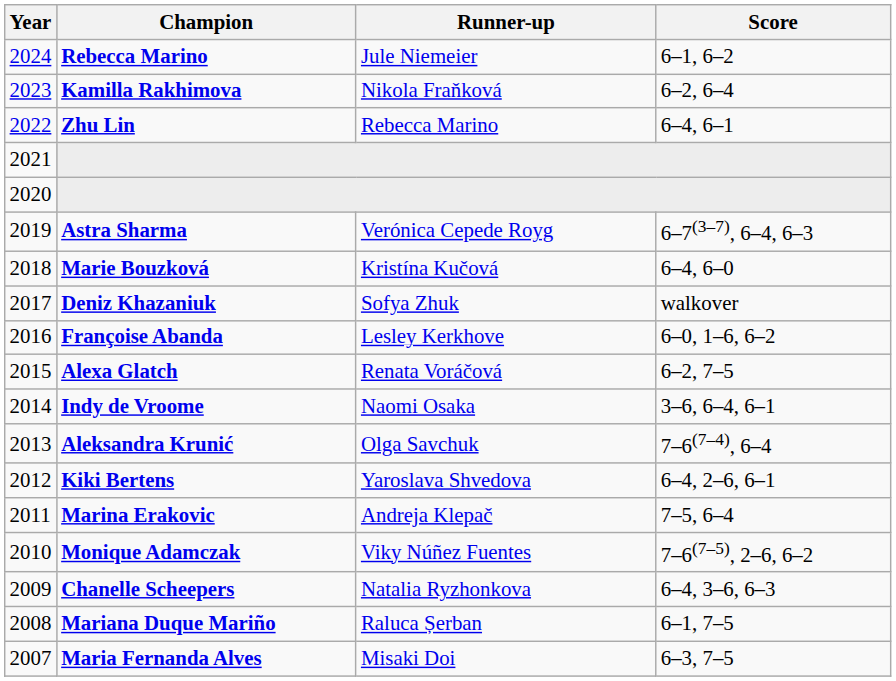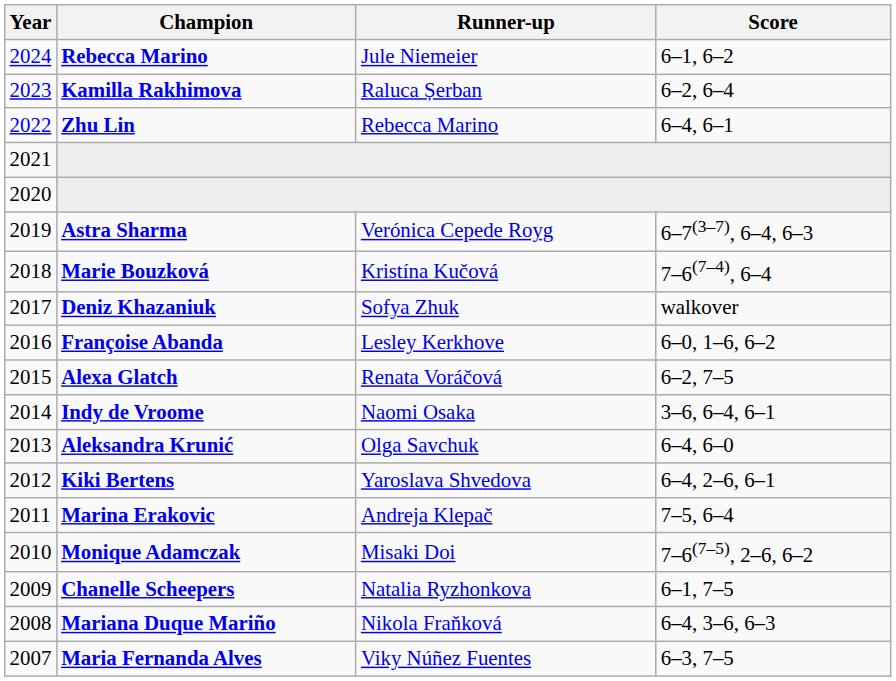(431, 90) Nikola Fraňková -> (421, 90) Raluca Șerban
(697, 268) 6–4, 6–0 -> (716, 271) 7–6(7–4), 6–4
(716, 443) 7–6(7–4), 6–4 -> (697, 446) 6–4, 6–0
(446, 552) Viky Núñez Fuentes -> (408, 552) Misaki Doi
(718, 589) 6–4, 3–6, 6–3 -> (697, 589) 6–1, 7–5
(421, 624) Raluca Șerban -> (431, 624) Nikola Fraňková
(697, 624) 6–1, 7–5 -> (718, 624) 6–4, 3–6, 6–3
(408, 658) Misaki Doi -> (446, 658) Viky Núñez Fuentes
